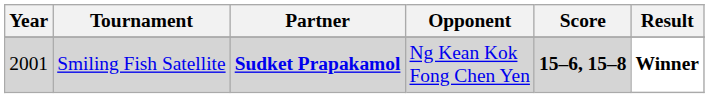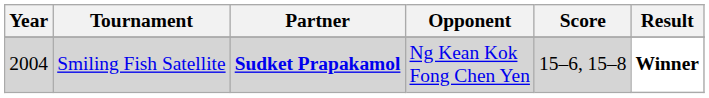(29, 64) 2001 -> (29, 64) 2004
(583, 64) bold -> (583, 64) normal
